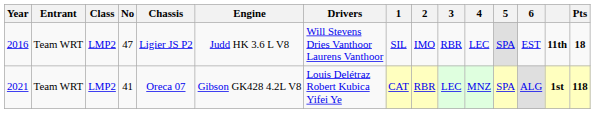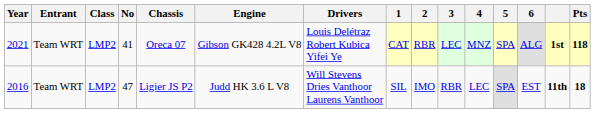rows swapped: (18, 44) <-> (18, 87)
